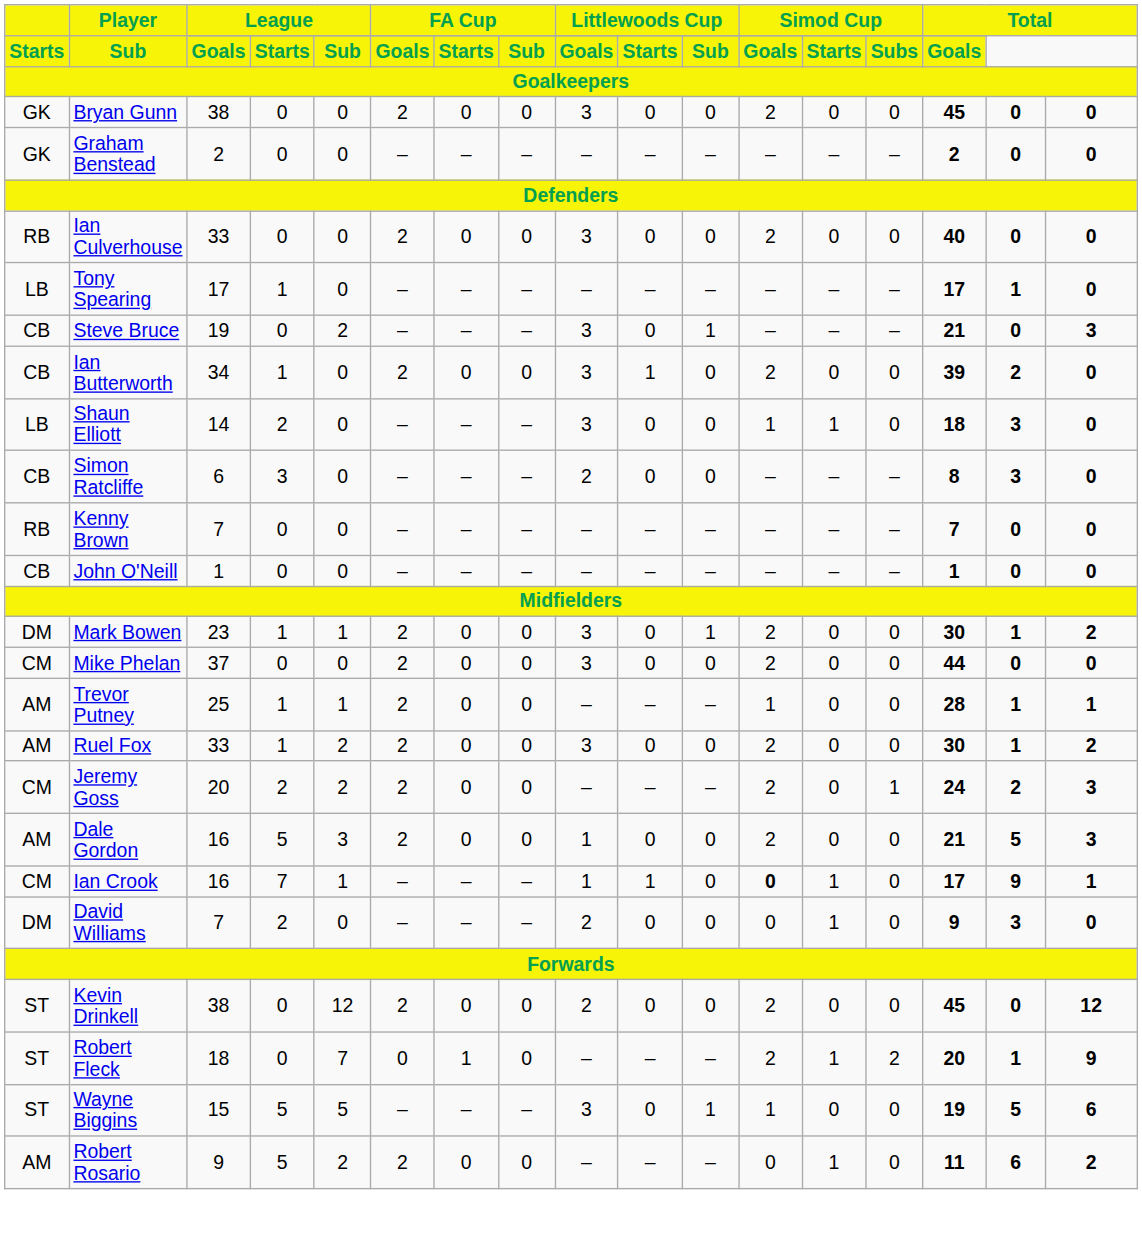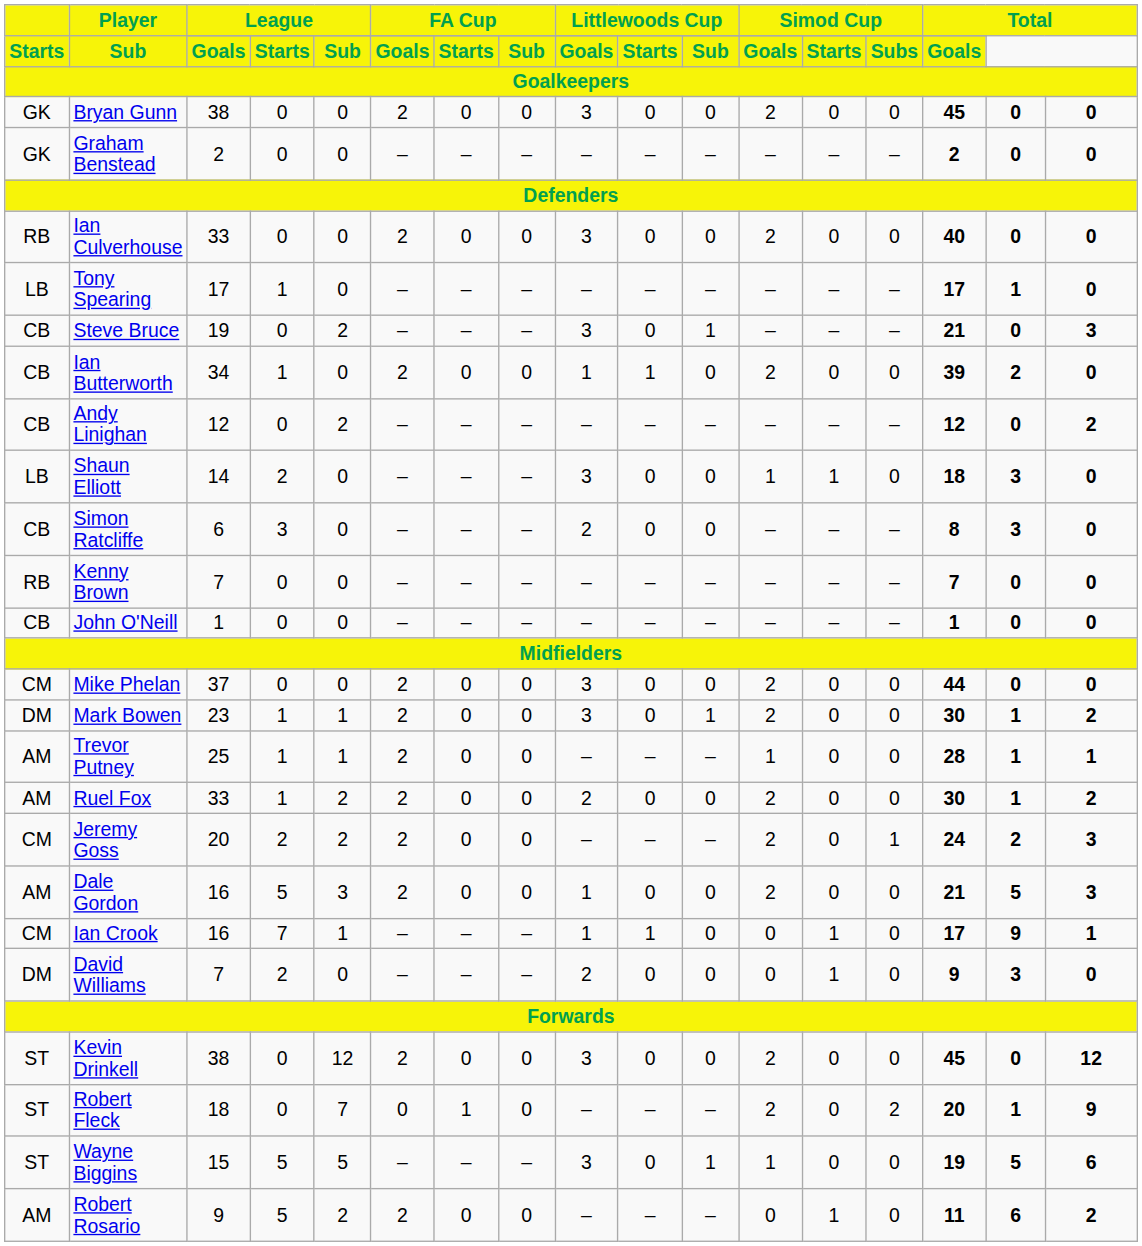(586, 372) 3 -> (586, 372) 1
+ row: (110, 425)
rows swapped: (127, 663) <-> (127, 632)
(586, 746) 3 -> (586, 798) 2
(770, 881) bold -> (770, 934) normal
(586, 1006) 2 -> (586, 1058) 3
(834, 1058) 1 -> (834, 1111) 0
